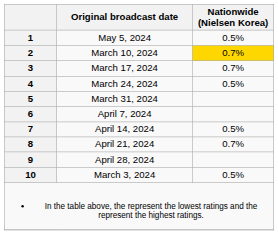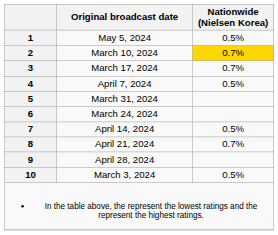(125, 83) March 24, 2024 -> (125, 83) April 7, 2024
(125, 114) April 7, 2024 -> (125, 114) March 24, 2024
